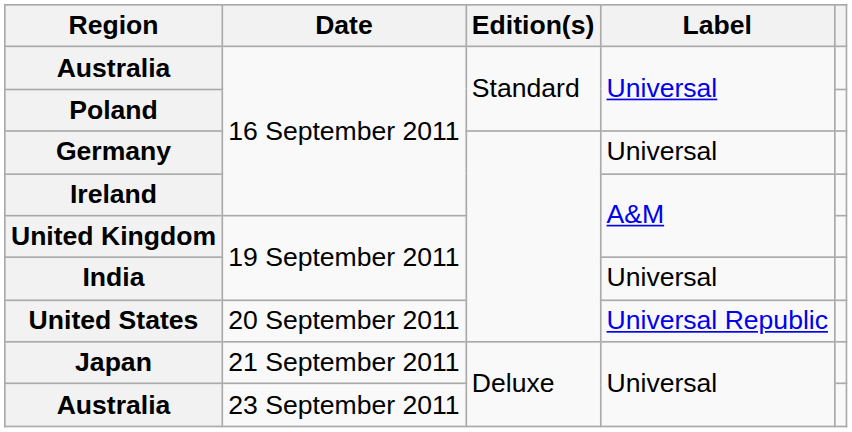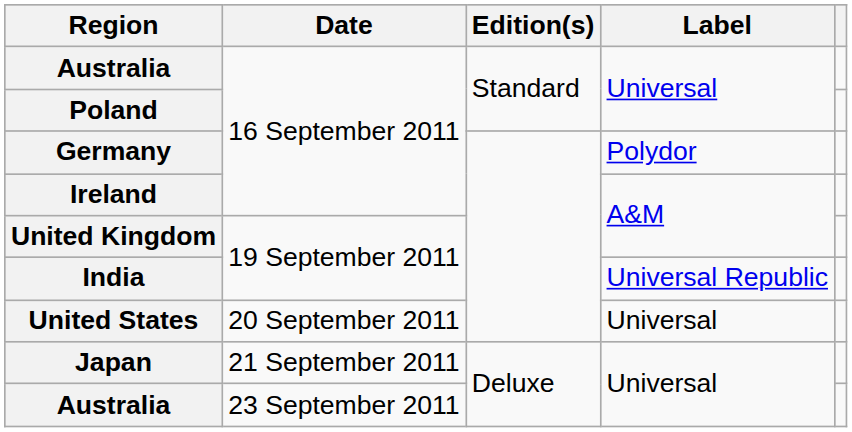(662, 151) Universal -> (652, 151) Polydor
(662, 278) Universal -> (717, 278) Universal Republic
(717, 320) Universal Republic -> (662, 320) Universal
